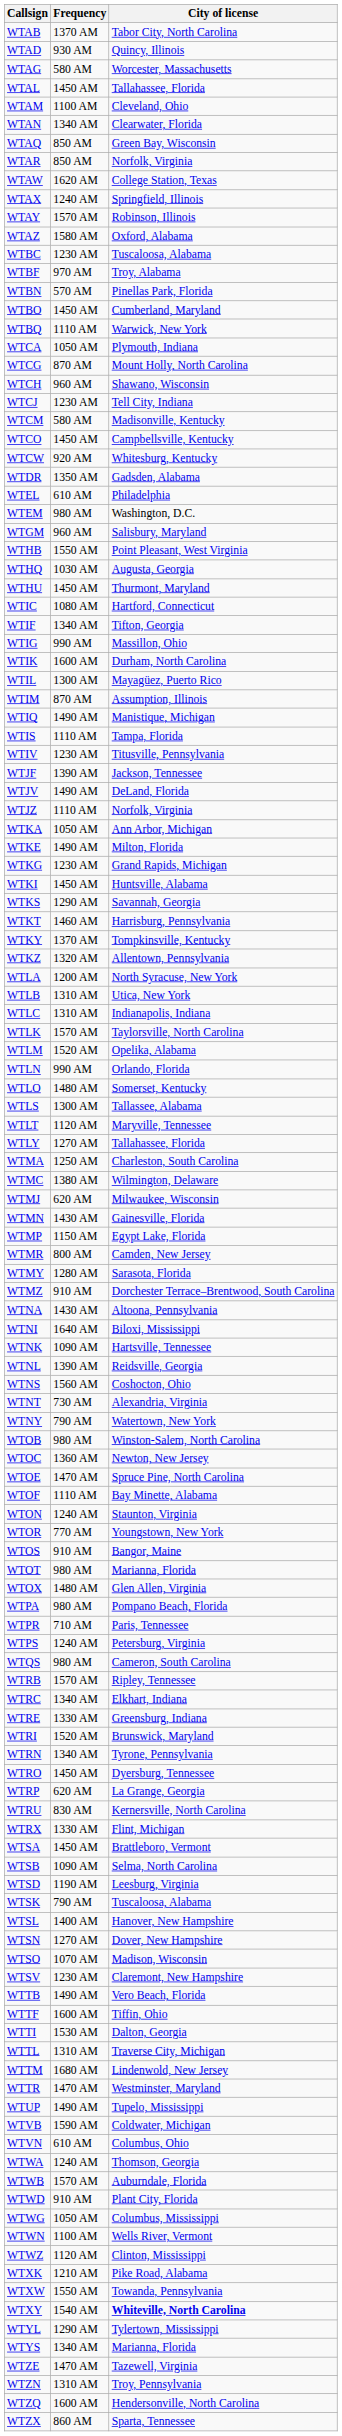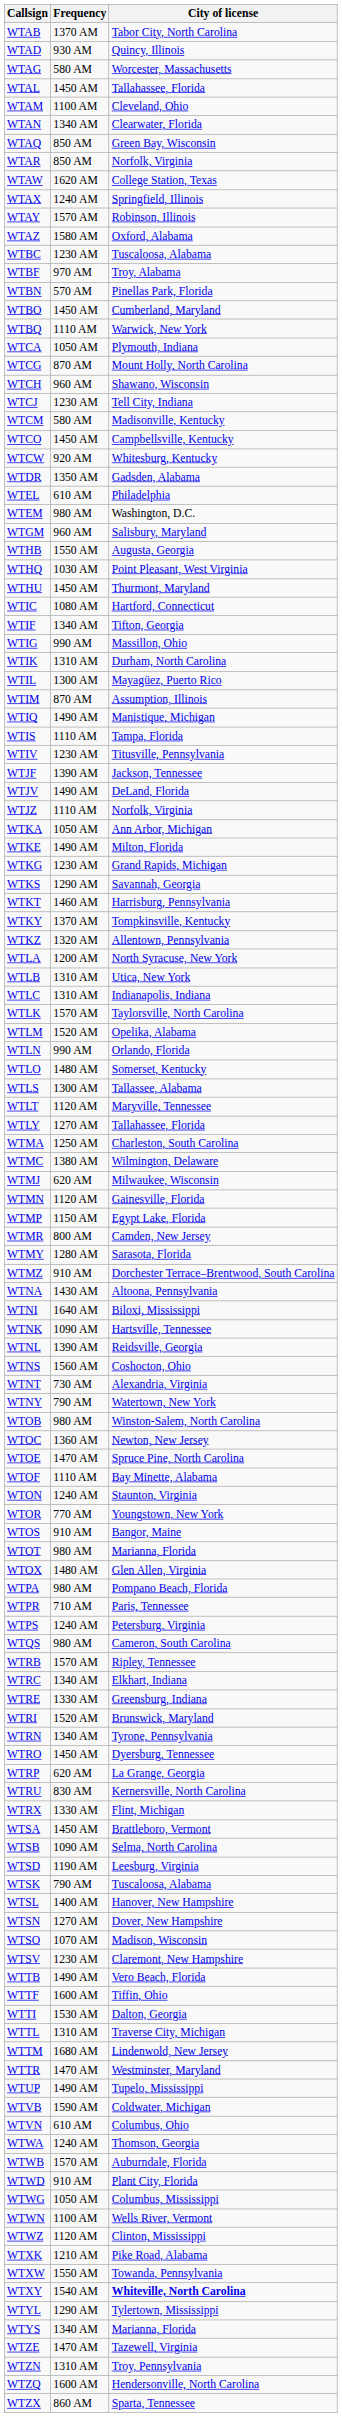(180, 550) Point Pleasant, West Virginia -> (153, 550) Augusta, Georgia
(153, 569) Augusta, Georgia -> (180, 569) Point Pleasant, West Virginia
(76, 662) 1600 AM -> (76, 662) 1310 AM
- row: (22, 884)
(76, 1217) 1430 AM -> (75, 1199) 1120 AM
